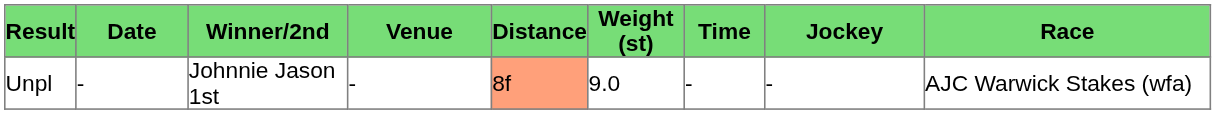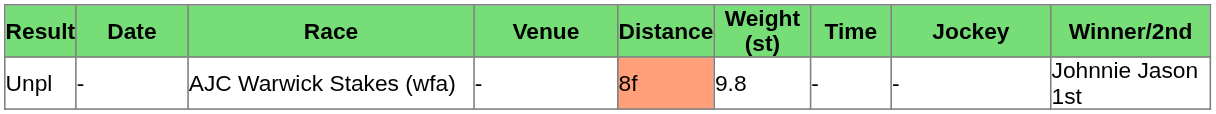columns swapped: (1067, 31) <-> (268, 31)
(604, 83) 9.0 -> (731, 83) 9.8
